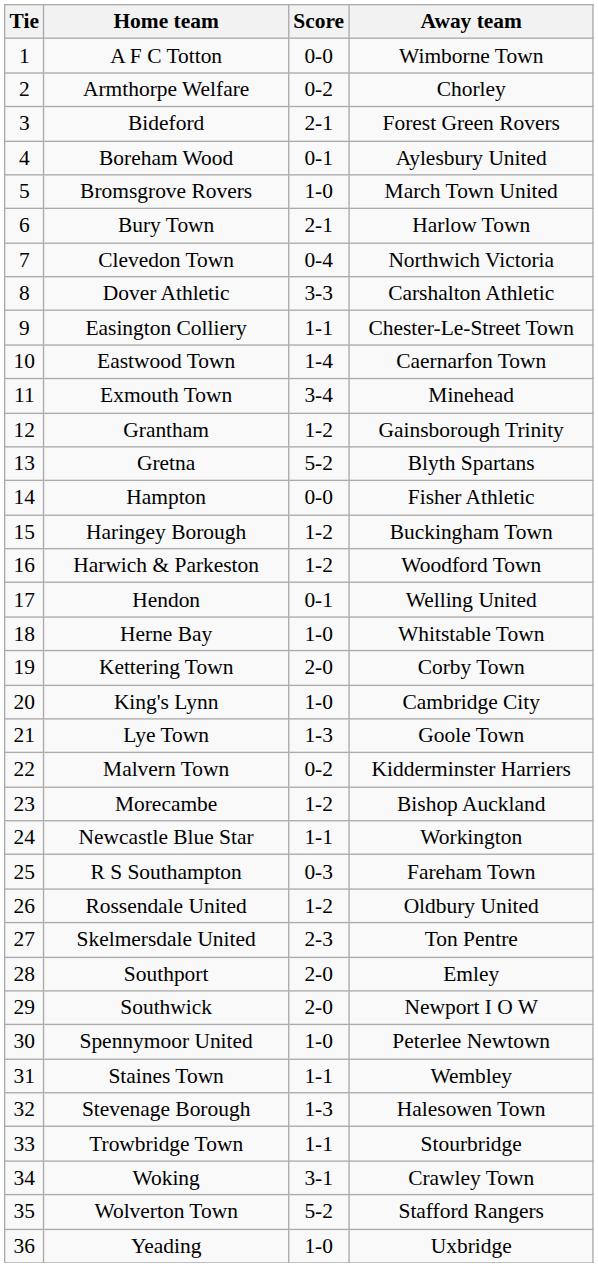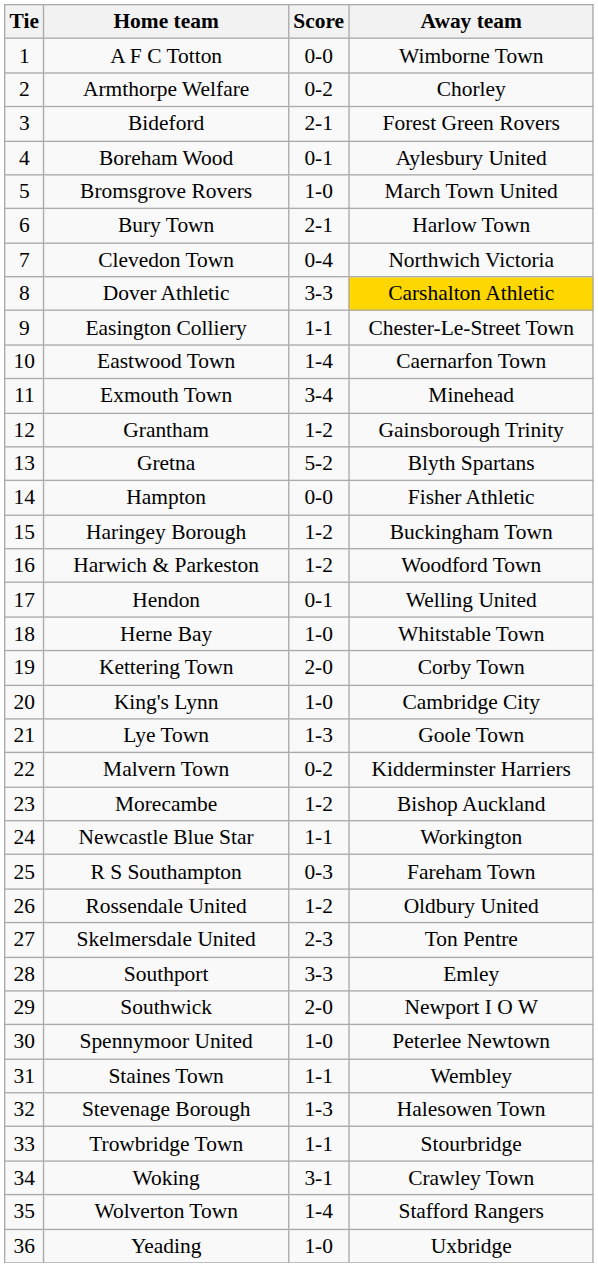(471, 293) no background -> (471, 293) gold background
(319, 973) 2-0 -> (319, 973) 3-3
(319, 1211) 5-2 -> (319, 1211) 1-4
